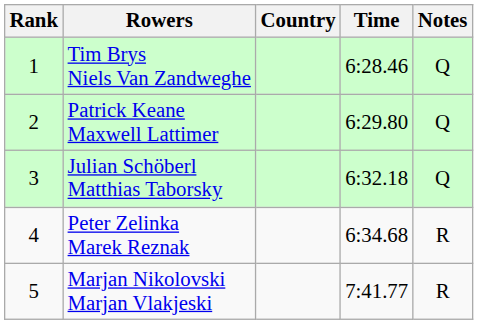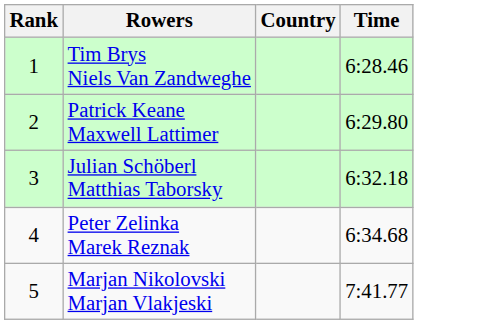- column: (443, 20)
